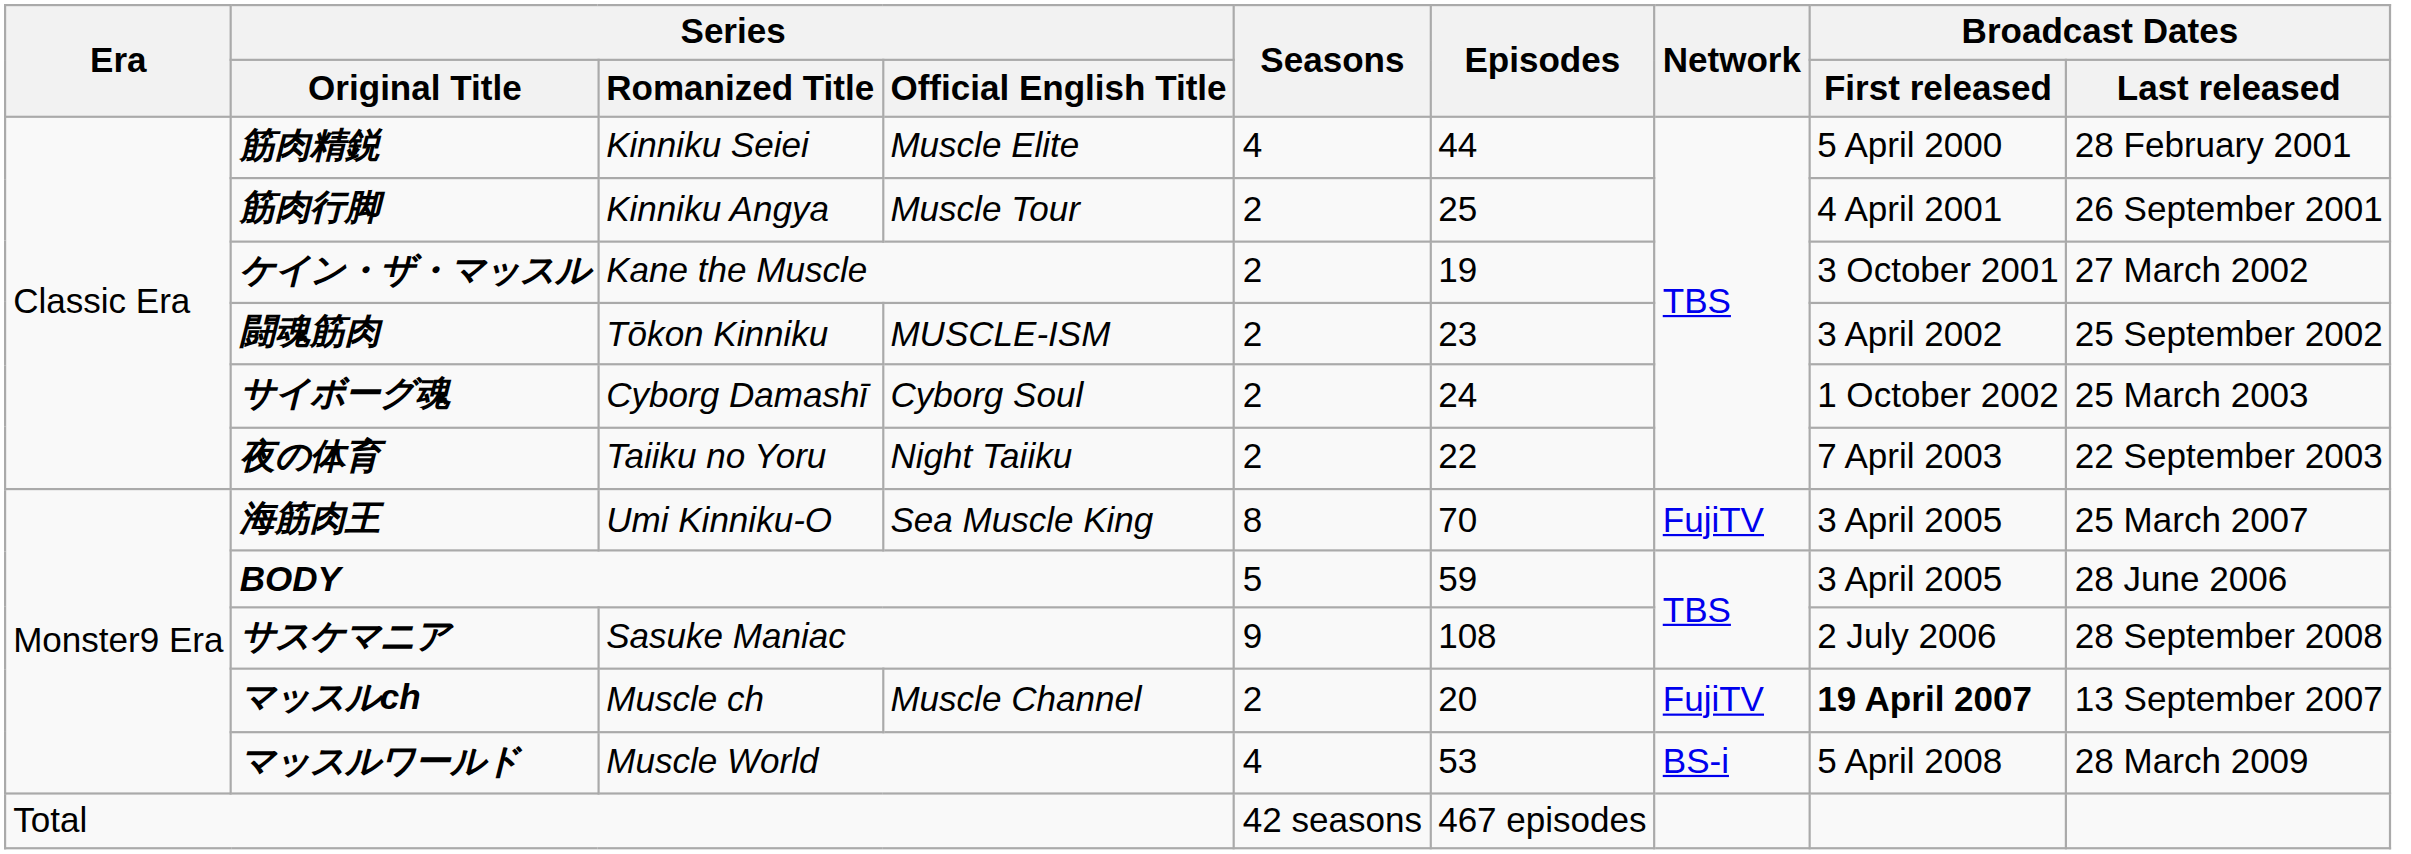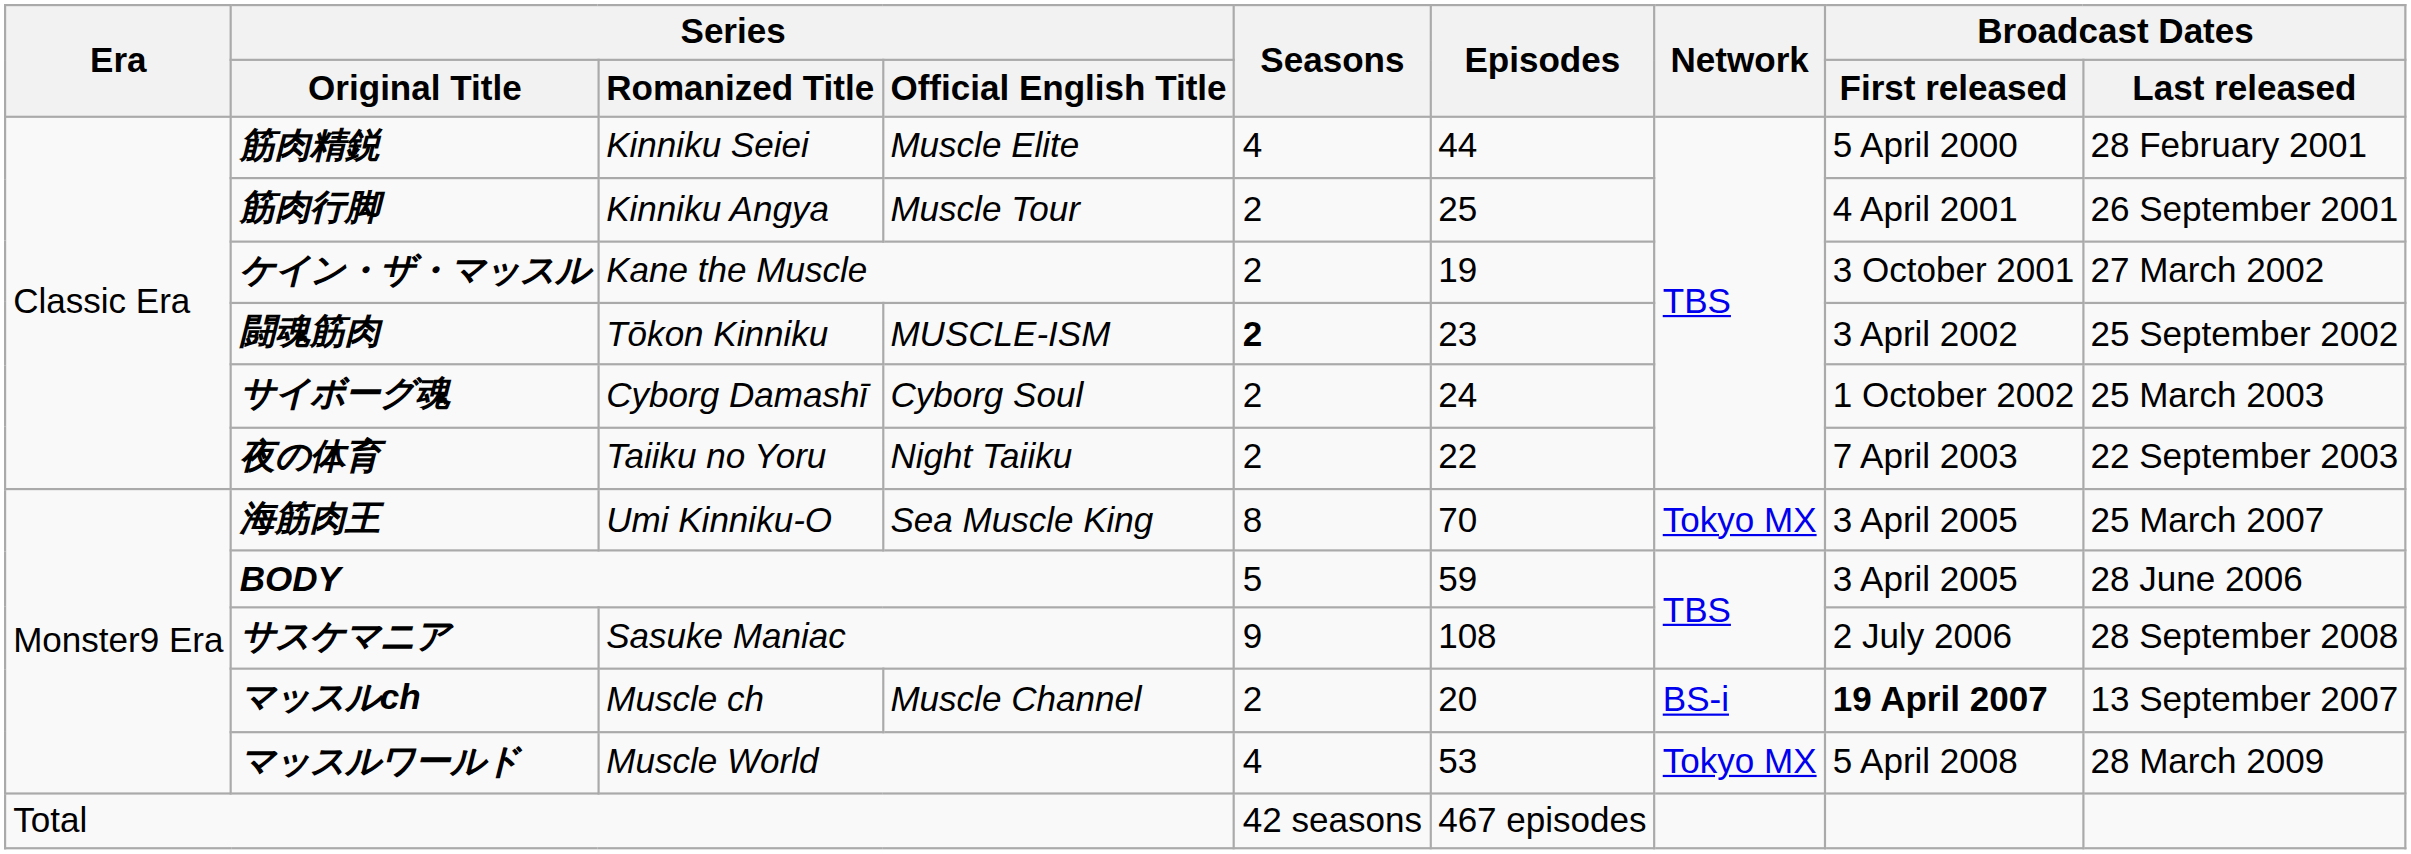(1253, 333) normal -> (1253, 333) bold
(1713, 519) FujiTV -> (1740, 519) Tokyo MX
(1713, 699) FujiTV -> (1696, 699) BS-i
(1696, 761) BS-i -> (1740, 761) Tokyo MX
